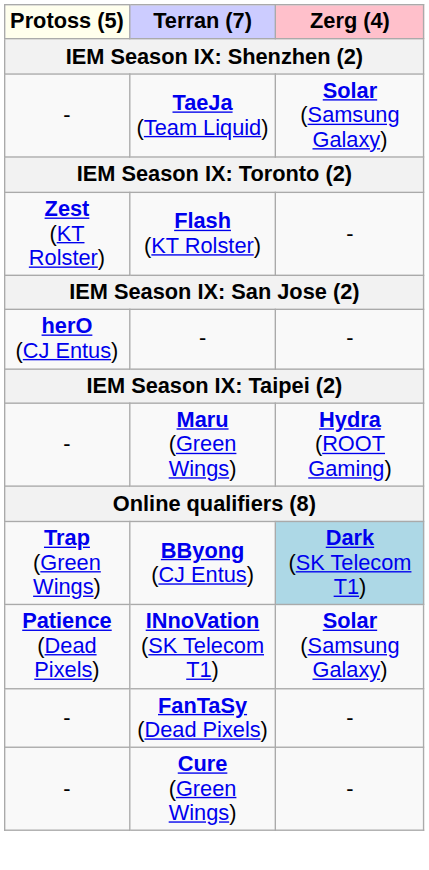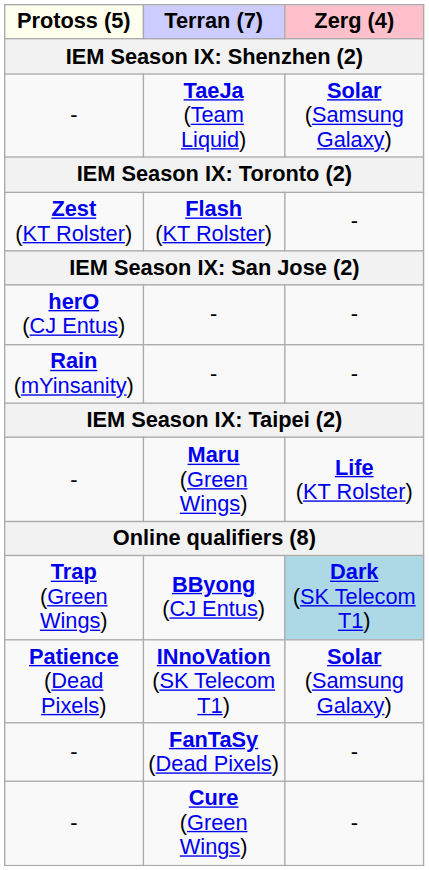+ row: (74, 373)
(350, 444) Hydra (ROOT Gaming) -> (354, 479) Life (KT Rolster)
